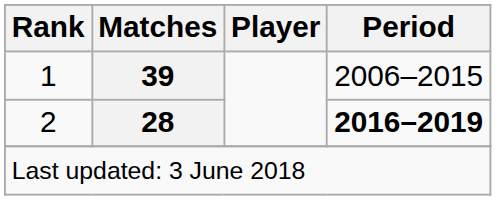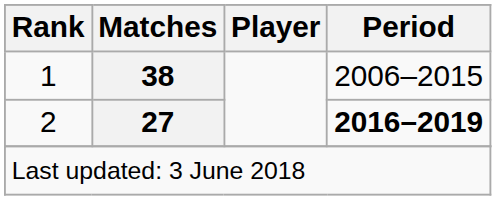(158, 75) 39 -> (158, 75) 38
(158, 122) 28 -> (158, 122) 27
